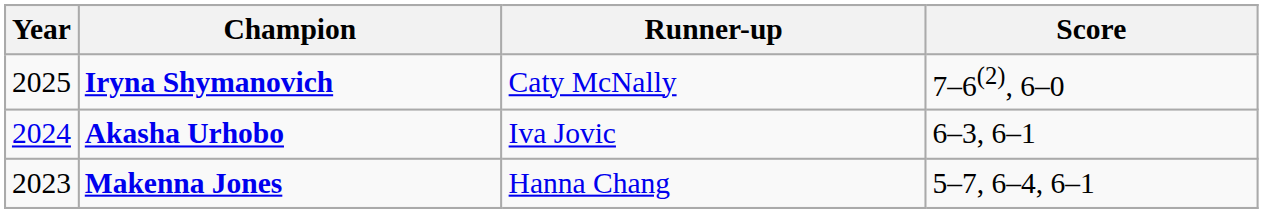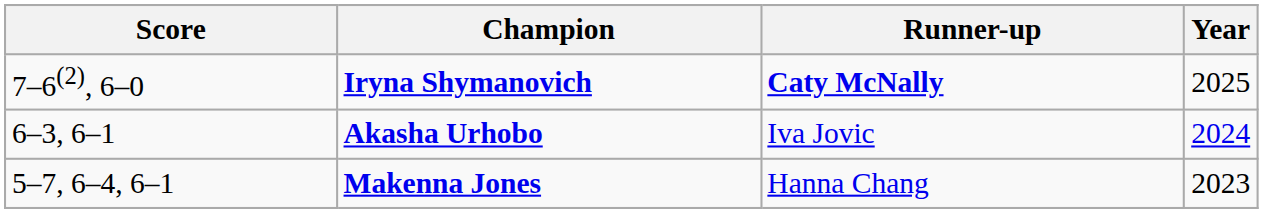columns swapped: (41, 29) <-> (1091, 29)
(593, 81) normal -> (855, 81) bold
